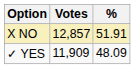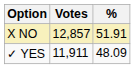(71, 53) 11,909 -> (71, 53) 11,911
